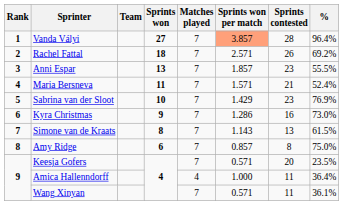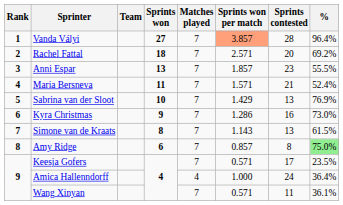(289, 54) 26 -> (289, 54) 20
(289, 100) 23 -> (289, 100) 13
(324, 147) no background -> (324, 147) lightgreen background
(289, 162) 20 -> (289, 162) 17
(289, 178) 11 -> (289, 178) 24
